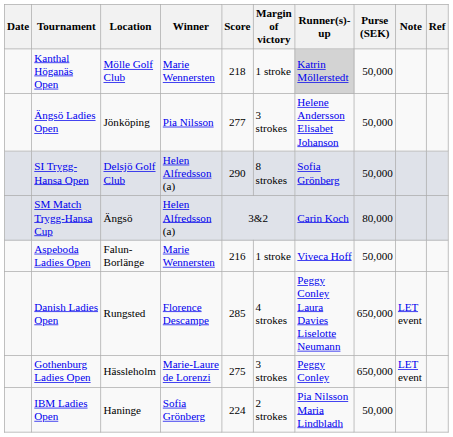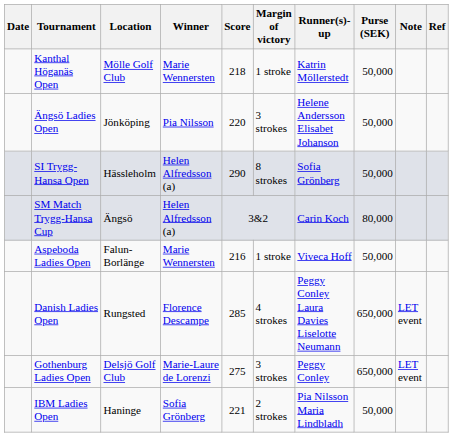(323, 71) lightgrey background -> (323, 71) no background
(237, 122) 277 -> (237, 122) 220
(130, 173) Delsjö Golf Club -> (130, 173) Hässleholm
(130, 371) Hässleholm -> (130, 371) Delsjö Golf Club
(237, 409) 224 -> (237, 409) 221
